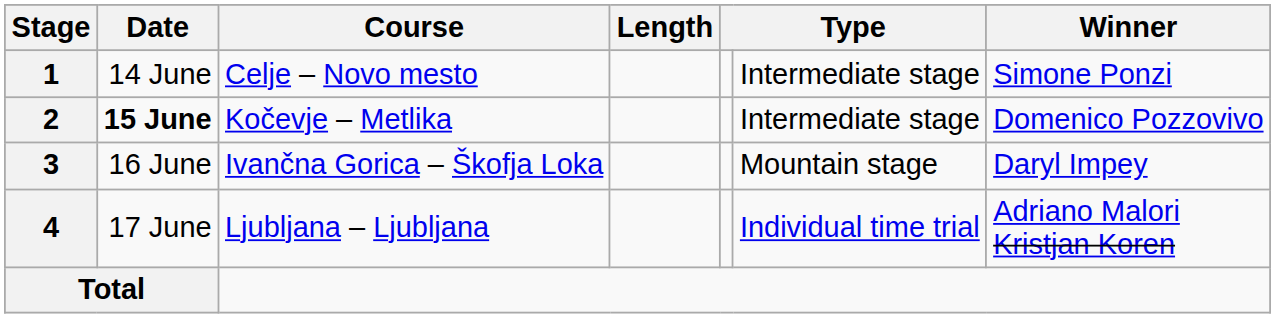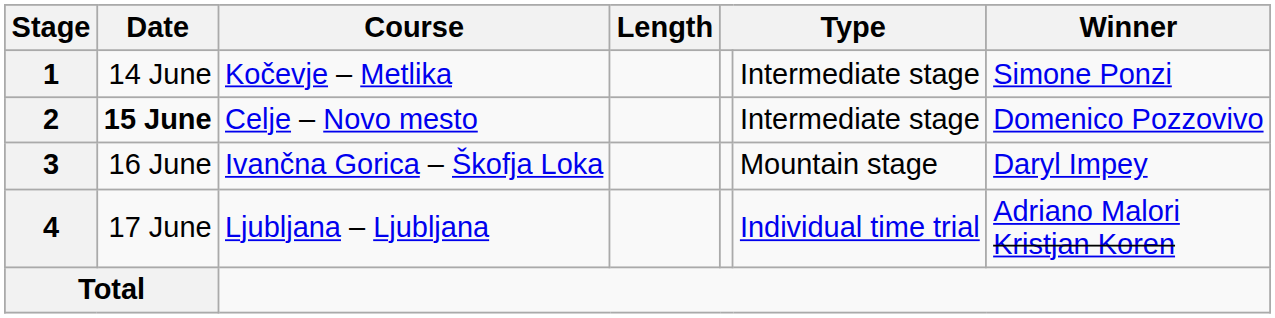(351, 73) Celje – Novo mesto -> (339, 73) Kočevje – Metlika
(339, 119) Kočevje – Metlika -> (351, 119) Celje – Novo mesto
